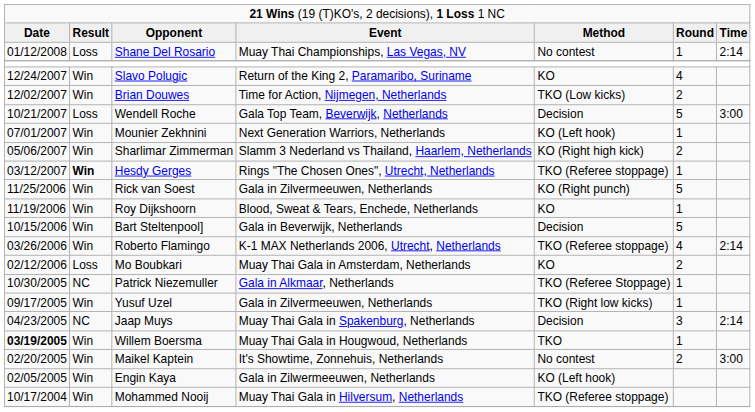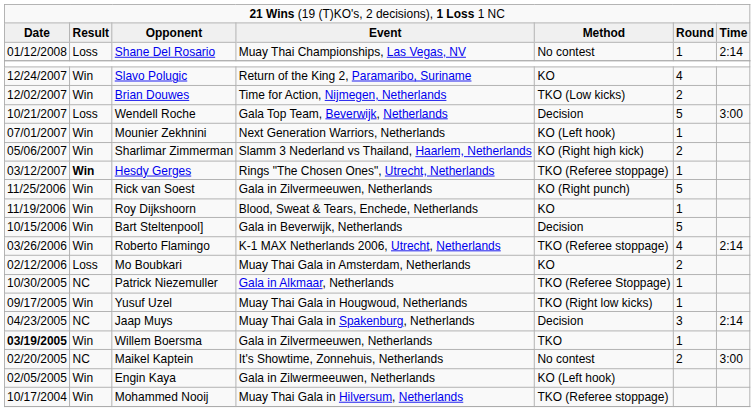(335, 303) Gala in Zilvermeeuwen, Netherlands -> (353, 303) Muay Thai Gala in Hougwoud, Netherlands
(353, 340) Muay Thai Gala in Hougwoud, Netherlands -> (335, 340) Gala in Zilvermeeuwen, Netherlands
(83, 359) Win -> (81, 359) NC
